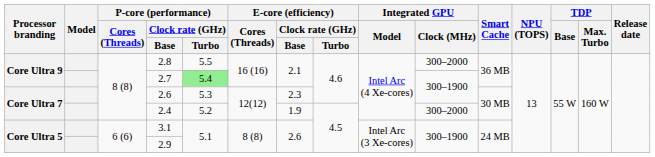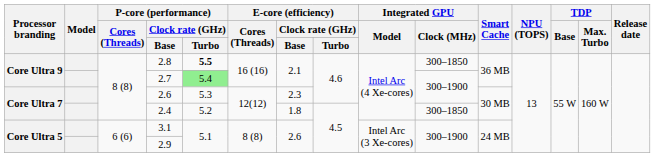(205, 62) normal -> (205, 62) bold
(447, 62) 300–2000 -> (447, 62) 300–1850
(295, 111) 1.9 -> (295, 111) 1.8
(447, 111) 300–2000 -> (447, 111) 300–1850
